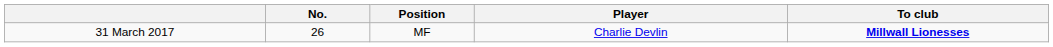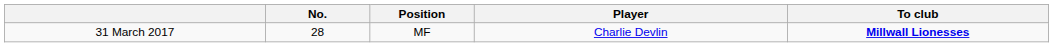(318, 32) 26 -> (318, 32) 28
